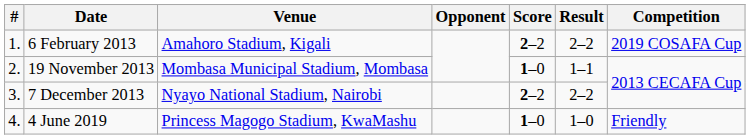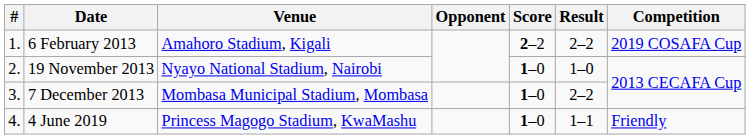(295, 69) Mombasa Municipal Stadium, Mombasa -> (272, 69) Nyayo National Stadium, Nairobi
(581, 69) 1–1 -> (581, 69) 1–0
(272, 95) Nyayo National Stadium, Nairobi -> (295, 95) Mombasa Municipal Stadium, Mombasa
(532, 95) 2–2 -> (532, 95) 1–0
(581, 120) 1–0 -> (581, 120) 1–1
